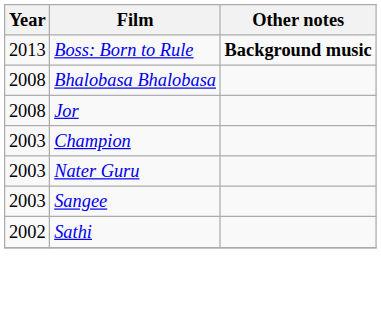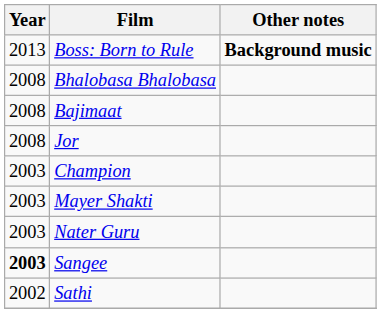+ row: (88, 110)
+ row: (103, 201)
(27, 201) normal -> (27, 262) bold
